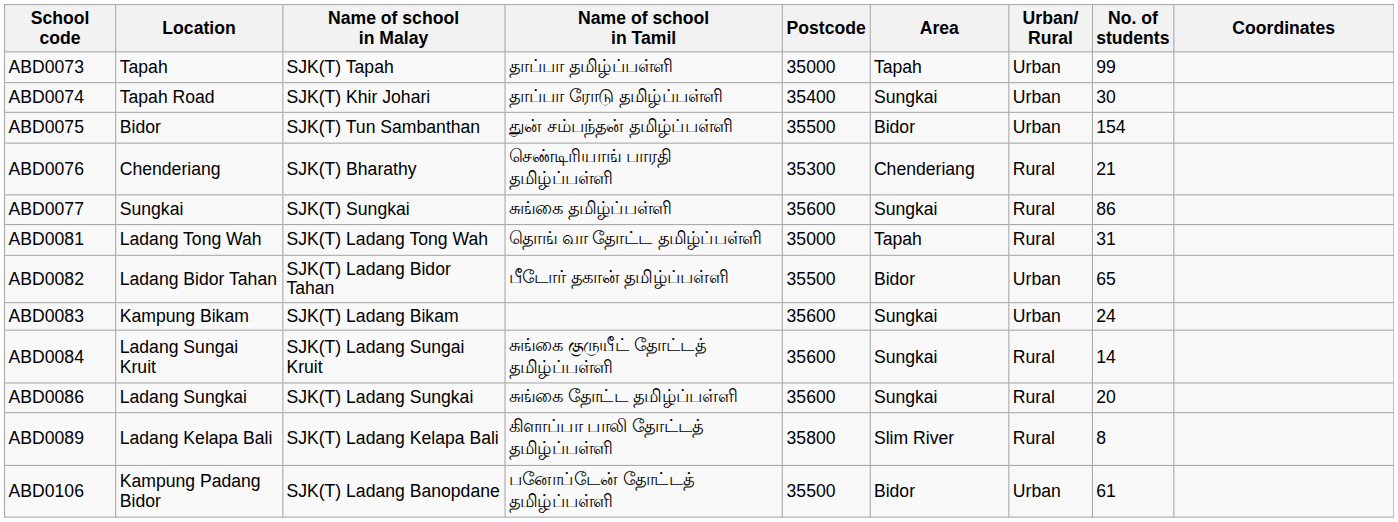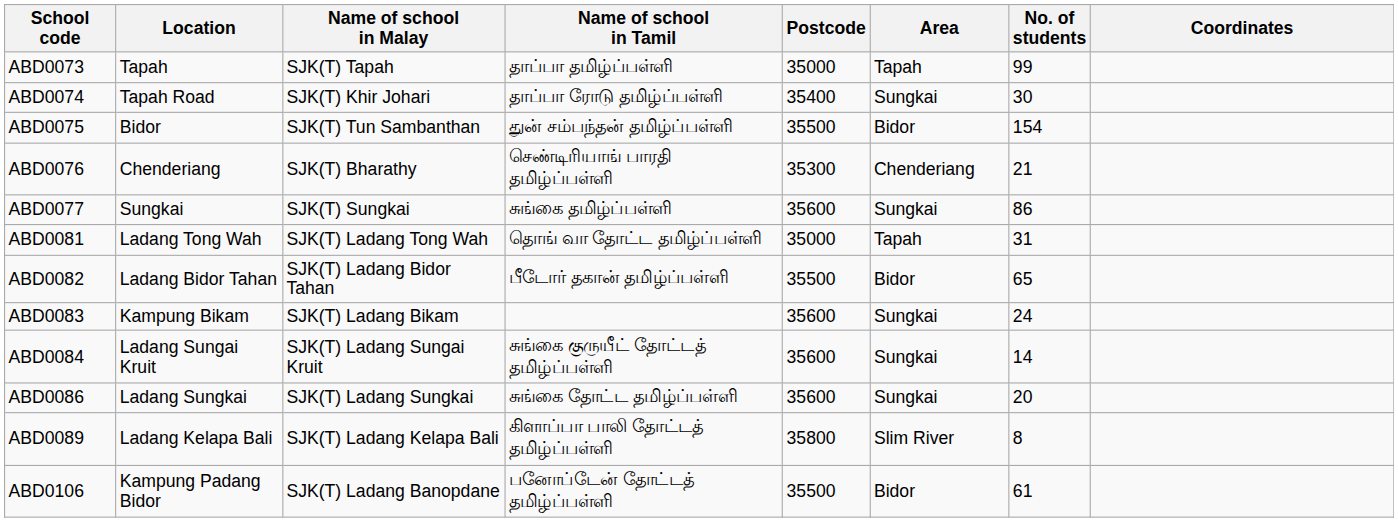- column: (1050, 28)
